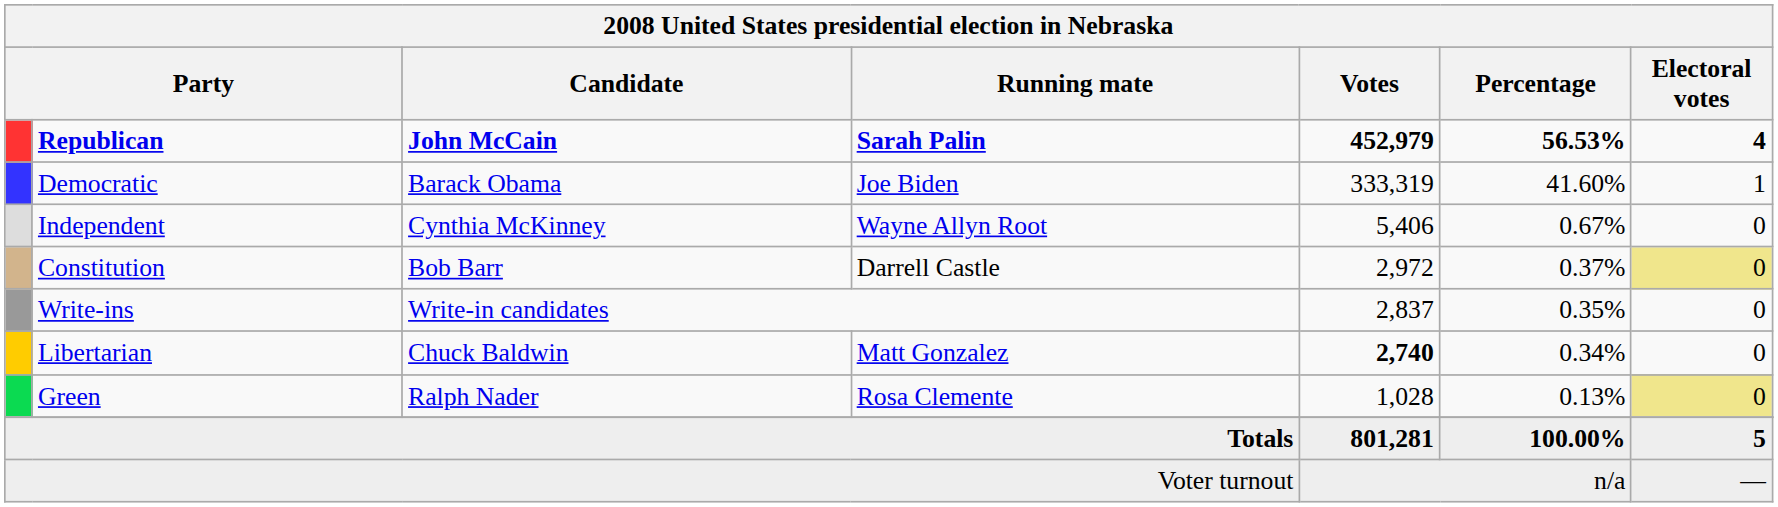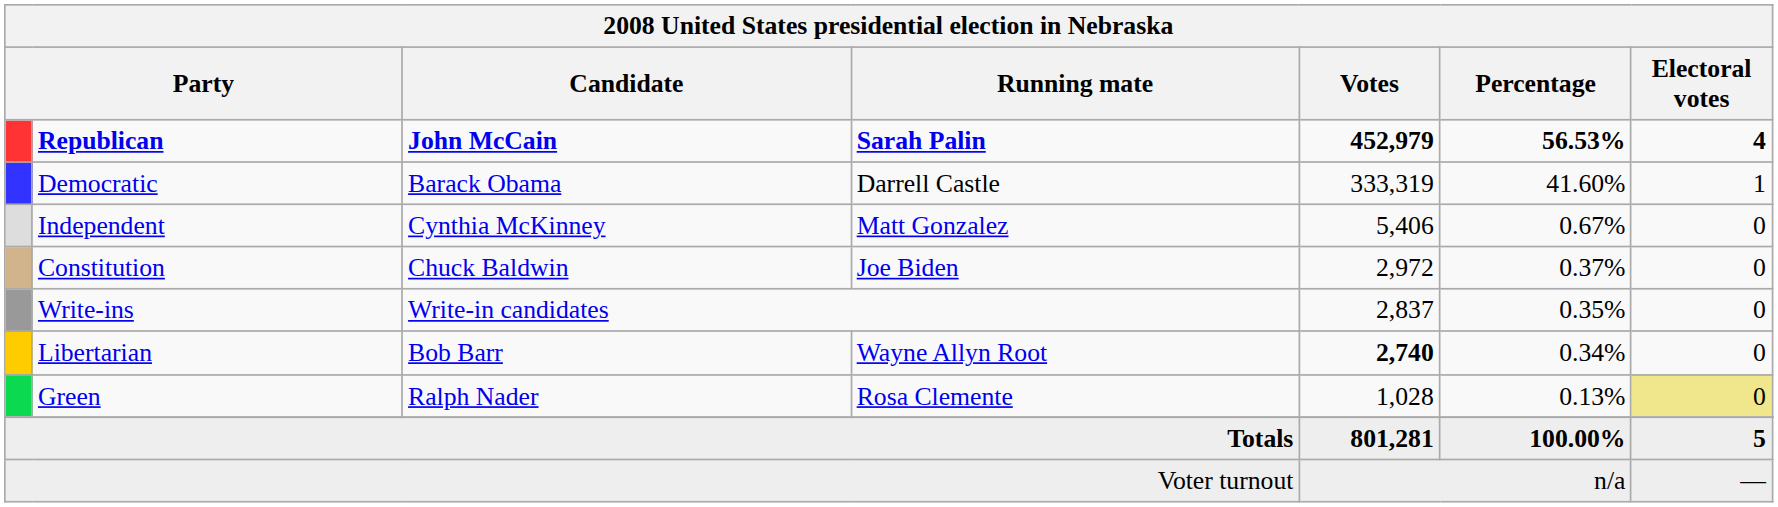(908, 183) Joe Biden -> (928, 183) Darrell Castle
(952, 225) Wayne Allyn Root -> (933, 225) Matt Gonzalez
(455, 268) Bob Barr -> (488, 268) Chuck Baldwin
(928, 268) Darrell Castle -> (908, 268) Joe Biden
(1759, 268) khaki background -> (1759, 268) no background
(488, 352) Chuck Baldwin -> (455, 352) Bob Barr
(933, 352) Matt Gonzalez -> (952, 352) Wayne Allyn Root
